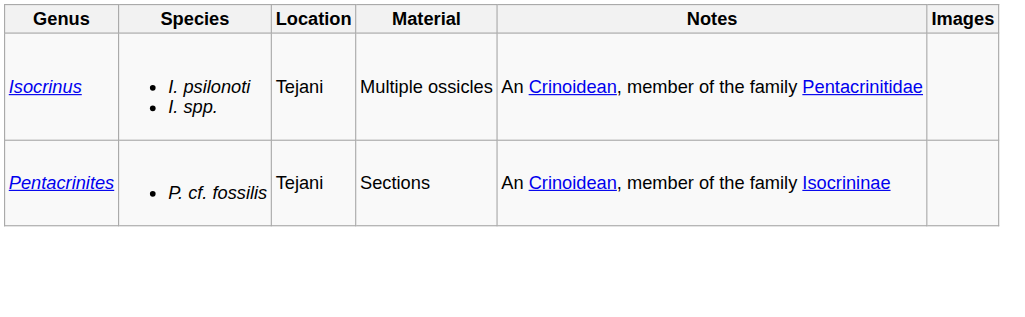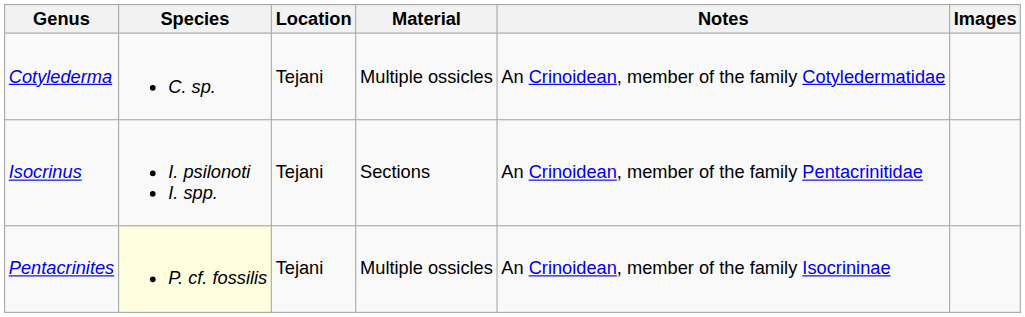+ row: (60, 76)
(426, 86) Multiple ossicles -> (395, 172) Sections
(195, 193) no background -> (195, 279) lightyellow background
(395, 182) Sections -> (426, 268) Multiple ossicles
